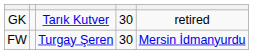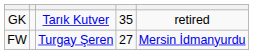(126, 20) 30 -> (126, 20) 35
(126, 39) 30 -> (126, 39) 27
